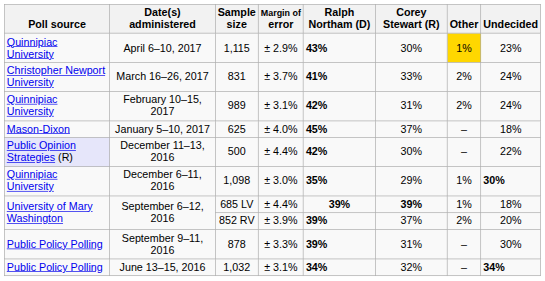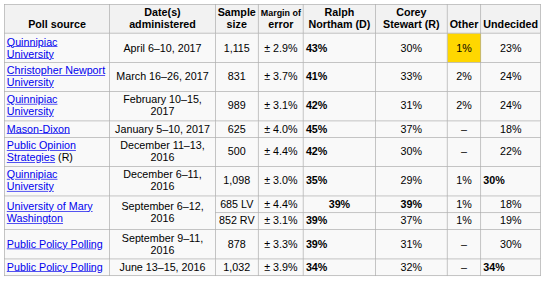(41, 152) lavender background -> (41, 152) no background
(281, 221) ± 3.9% -> (281, 221) ± 3.1%
(464, 221) 2% -> (464, 221) 1%
(511, 221) 20% -> (511, 221) 19%
(281, 267) ± 3.1% -> (281, 267) ± 3.9%
